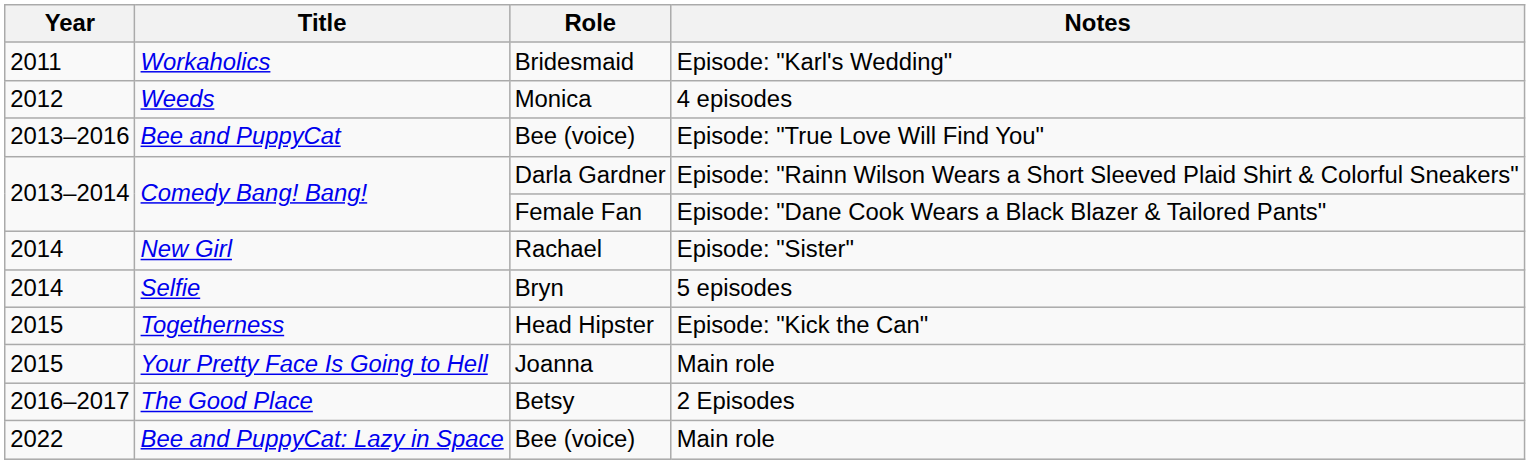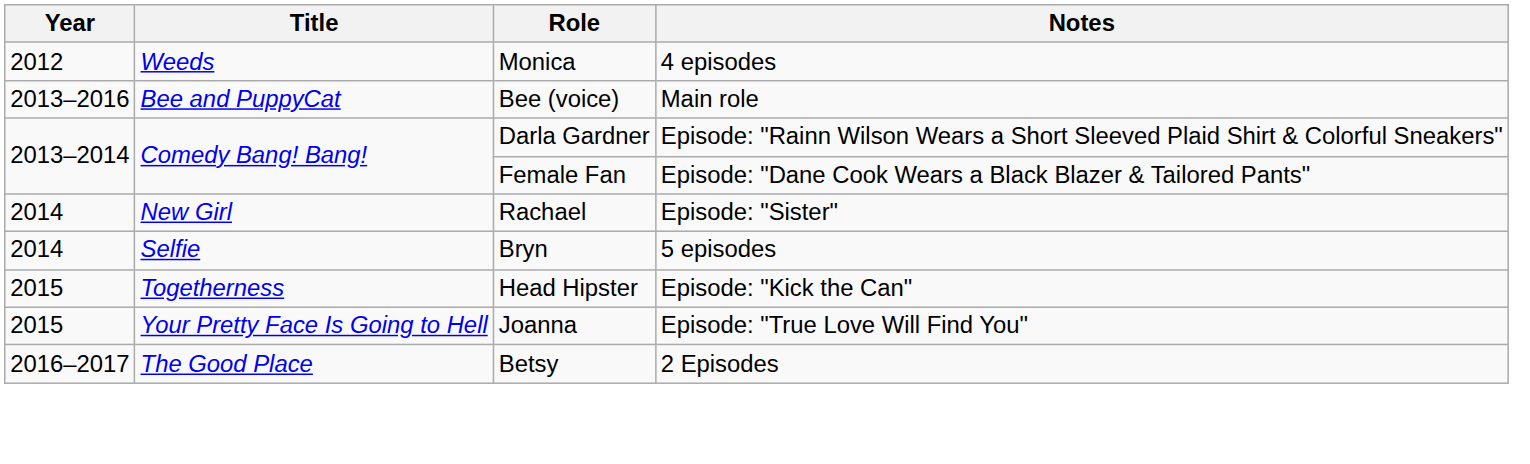- row: (205, 61)
(860, 136) Episode: "True Love Will Find You" -> (710, 99) Main role
(726, 363) Main role -> (844, 325) Episode: "True Love Will Find You"
- row: (322, 439)
